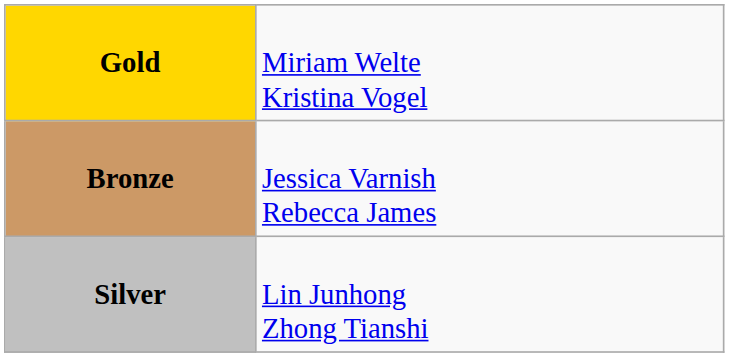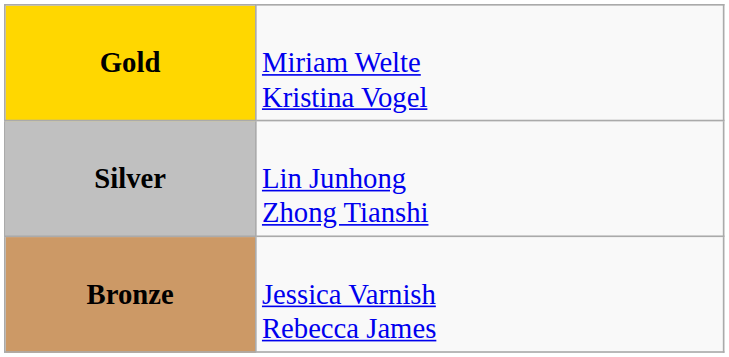rows swapped: (130, 293) <-> (130, 177)
